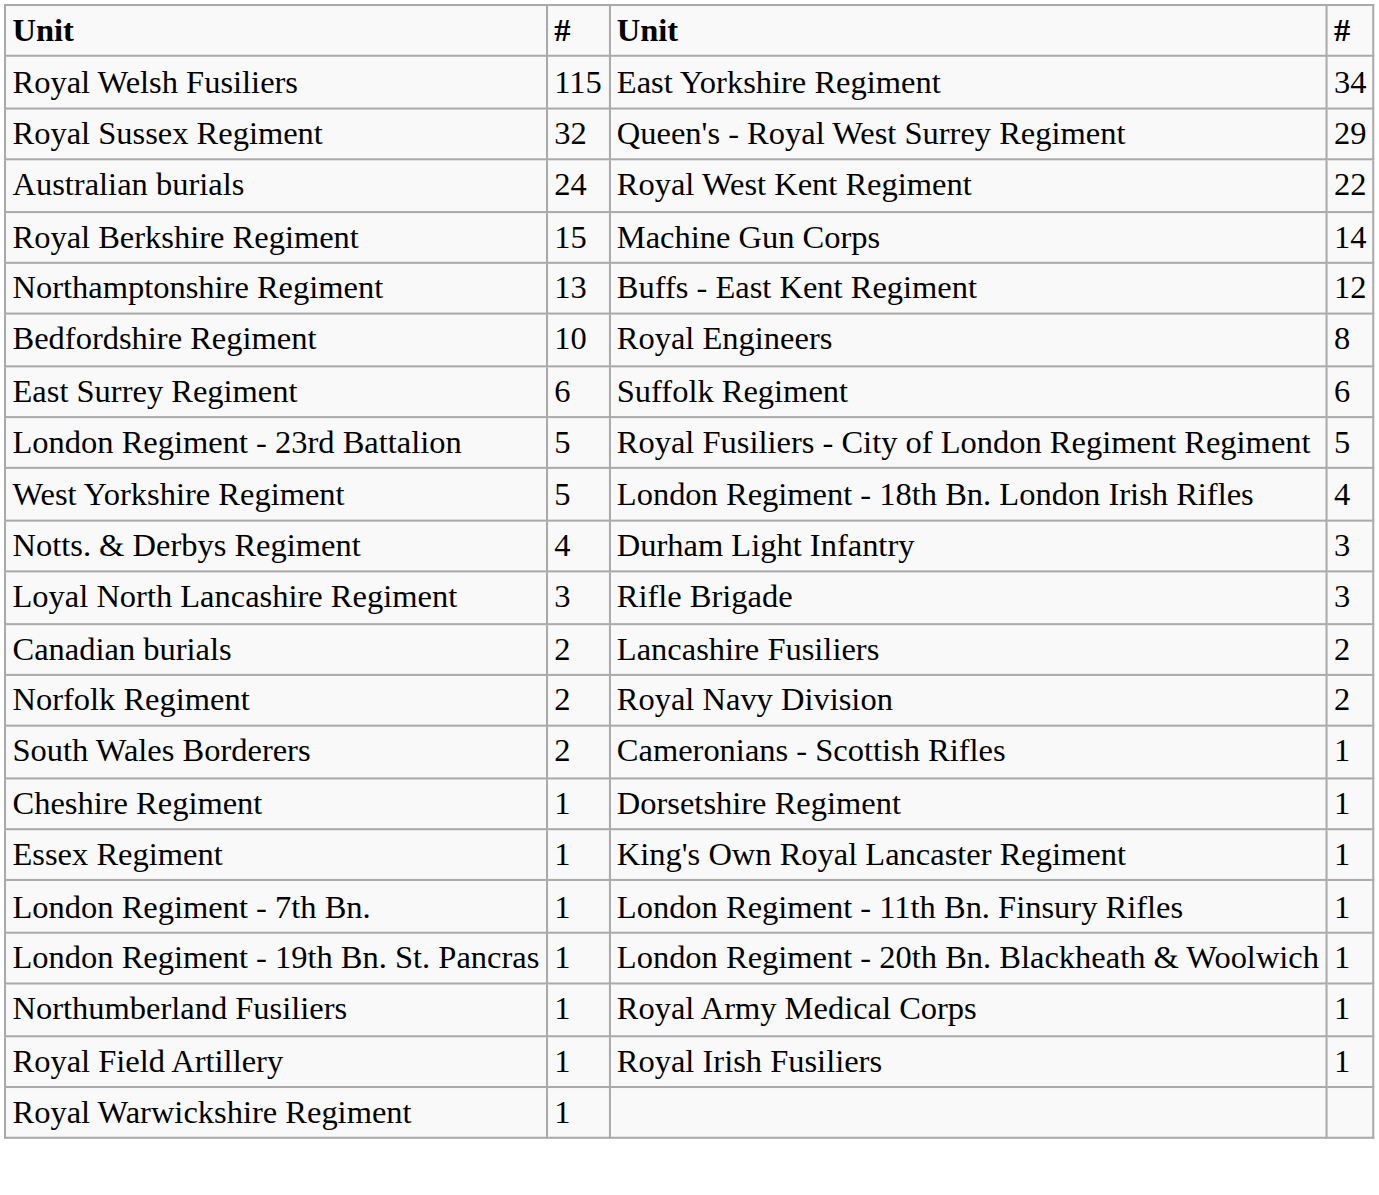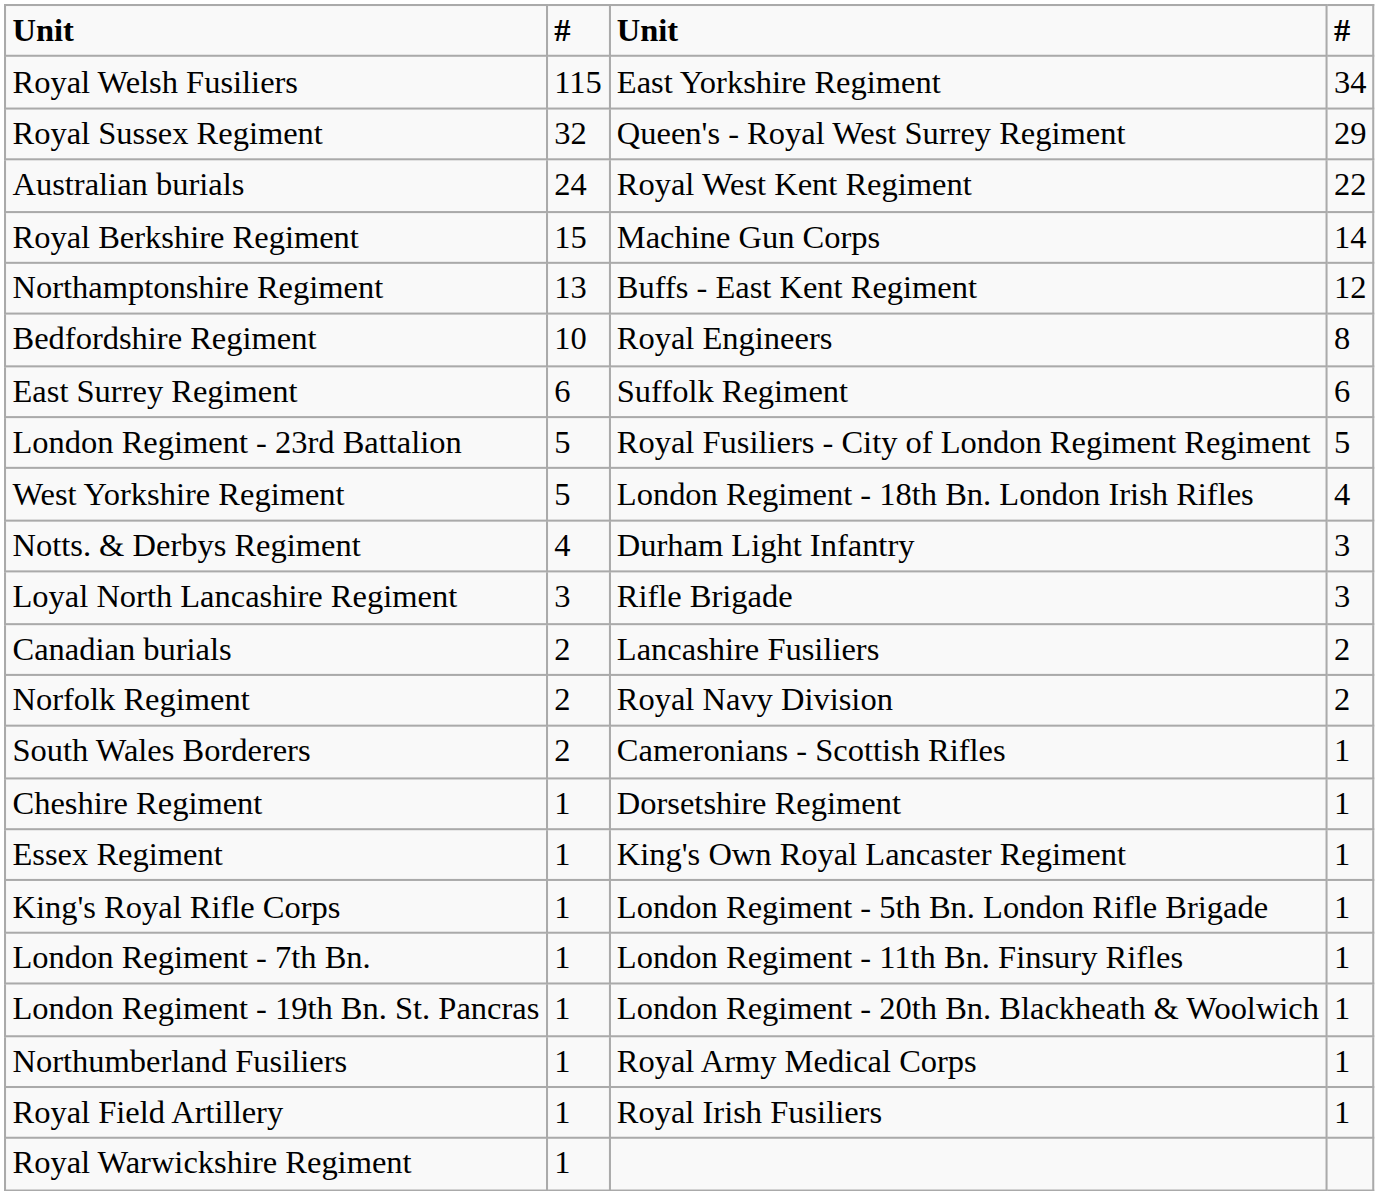+ row: (176, 905)
